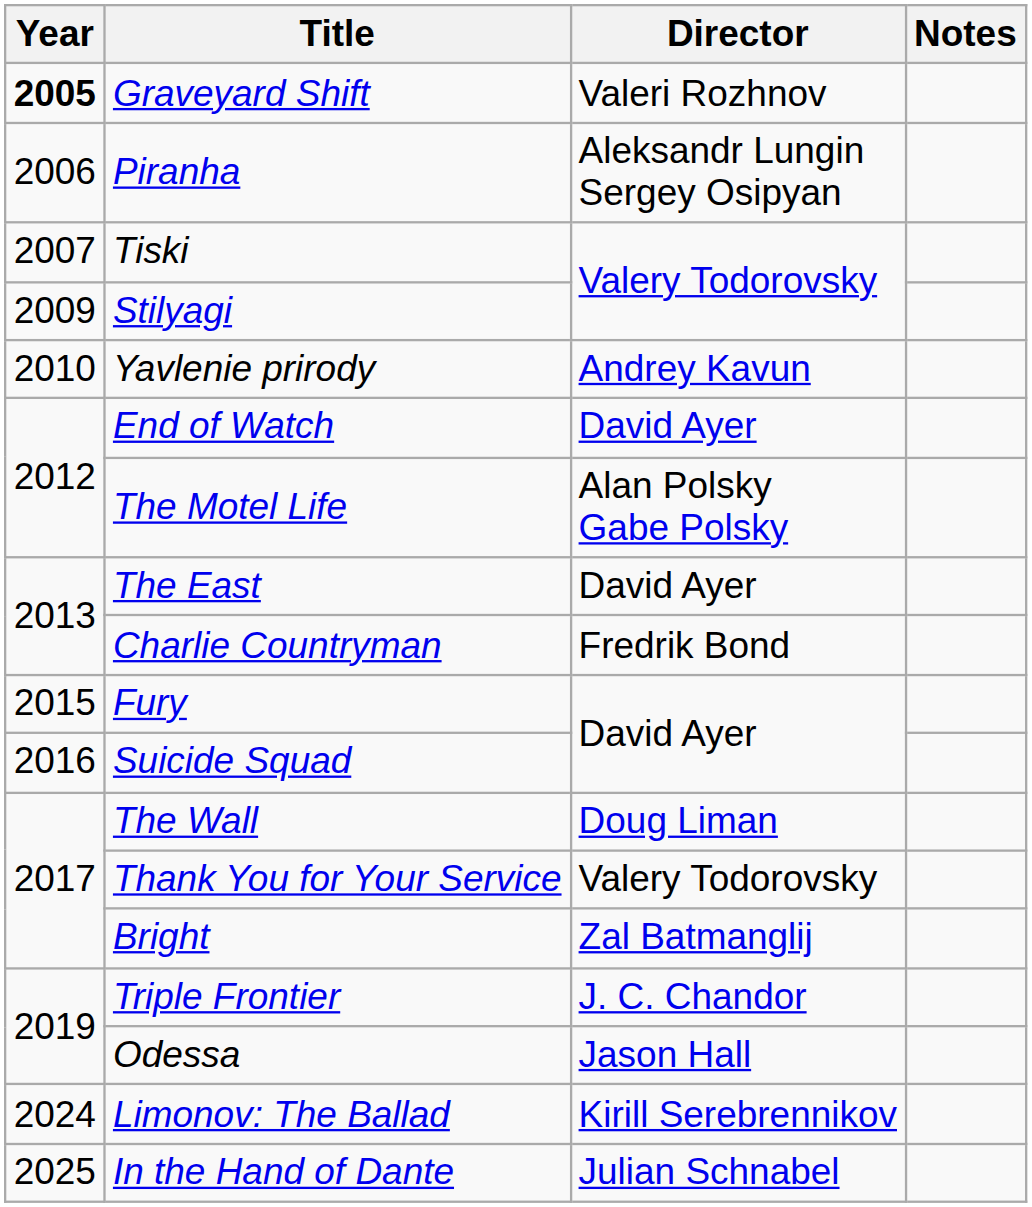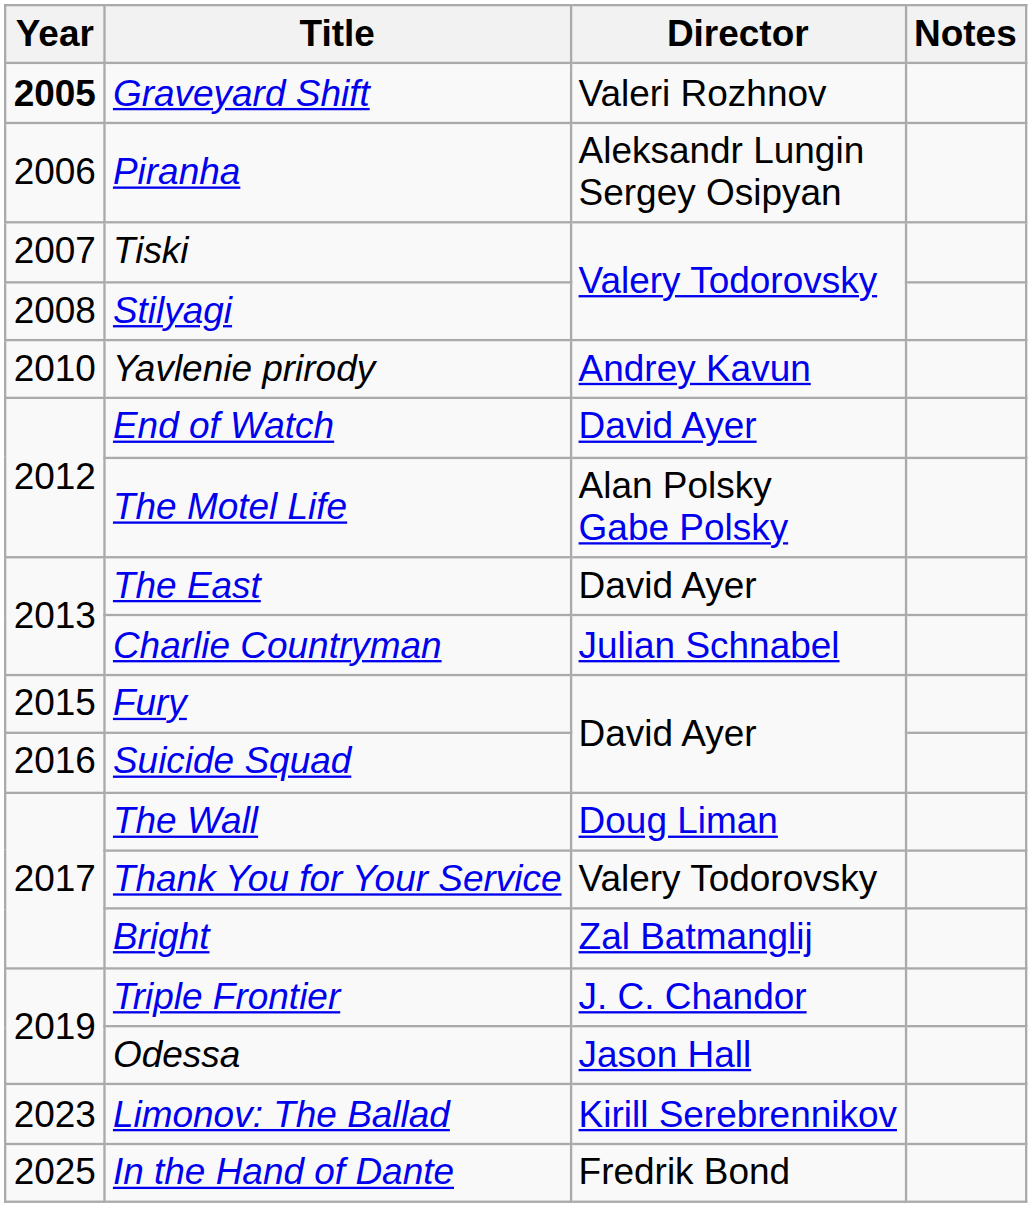(55, 309) 2009 -> (55, 309) 2008
(684, 644) Fredrik Bond -> (709, 644) Julian Schnabel
(55, 1113) 2024 -> (55, 1113) 2023
(709, 1172) Julian Schnabel -> (684, 1172) Fredrik Bond
